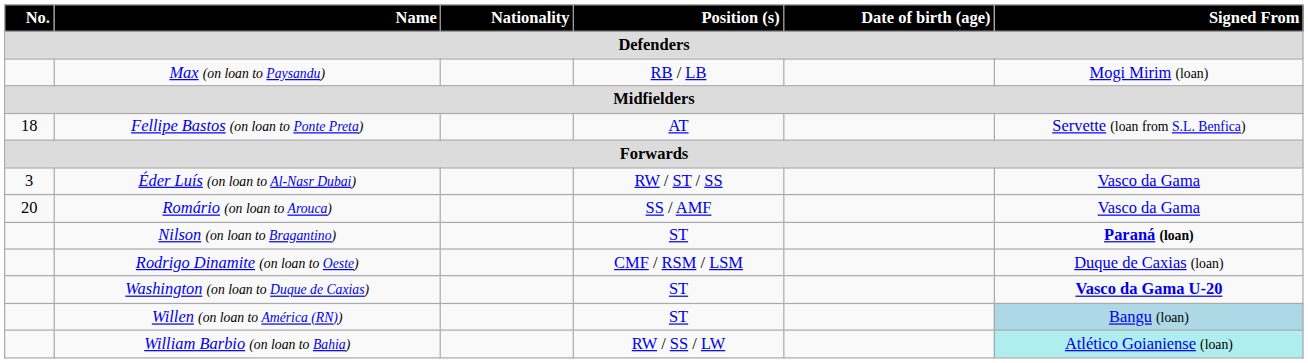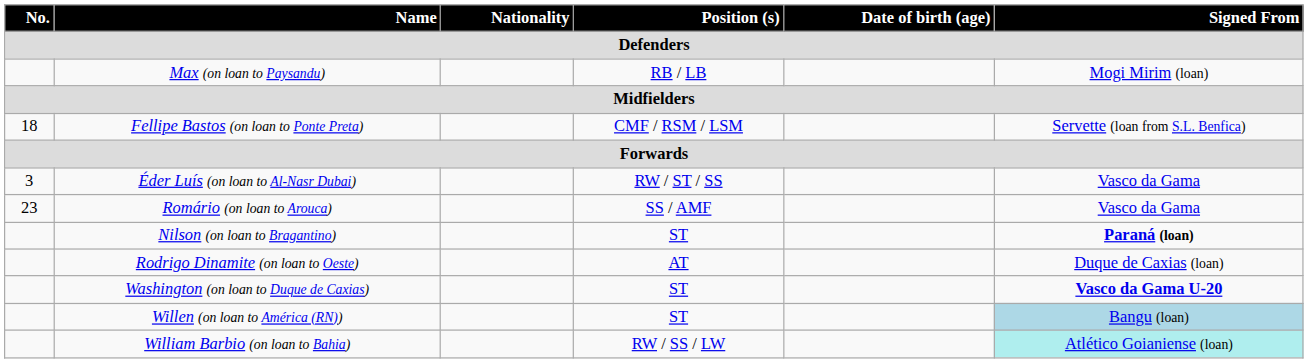(678, 126) AT -> (679, 126) CMF / RSM / LSM
(29, 207) 20 -> (29, 207) 23
(679, 262) CMF / RSM / LSM -> (678, 262) AT
